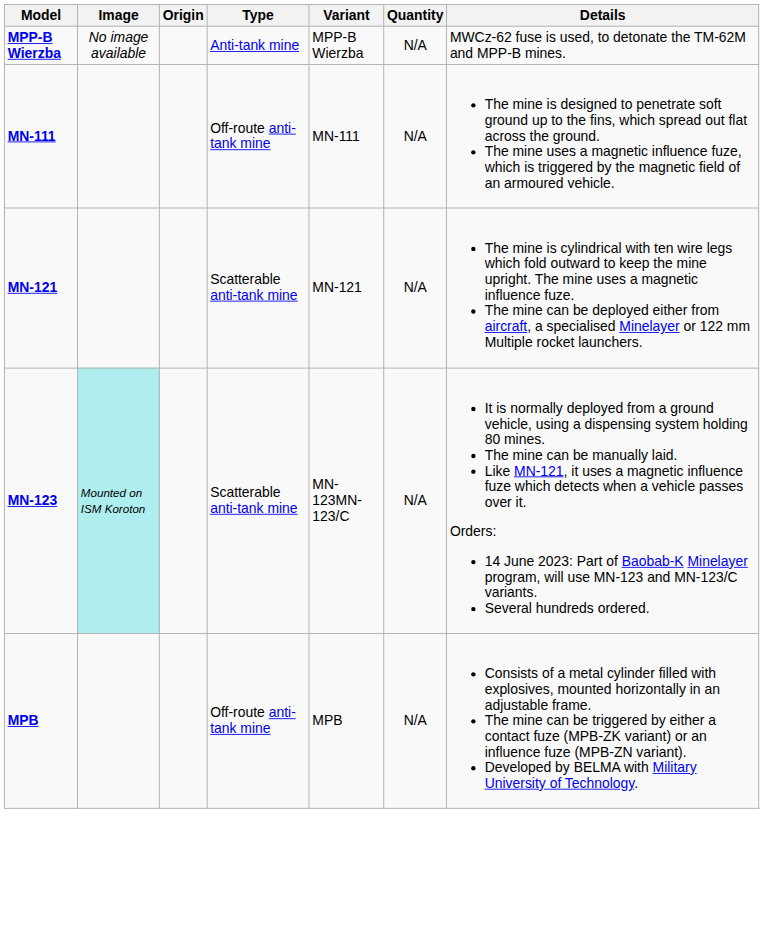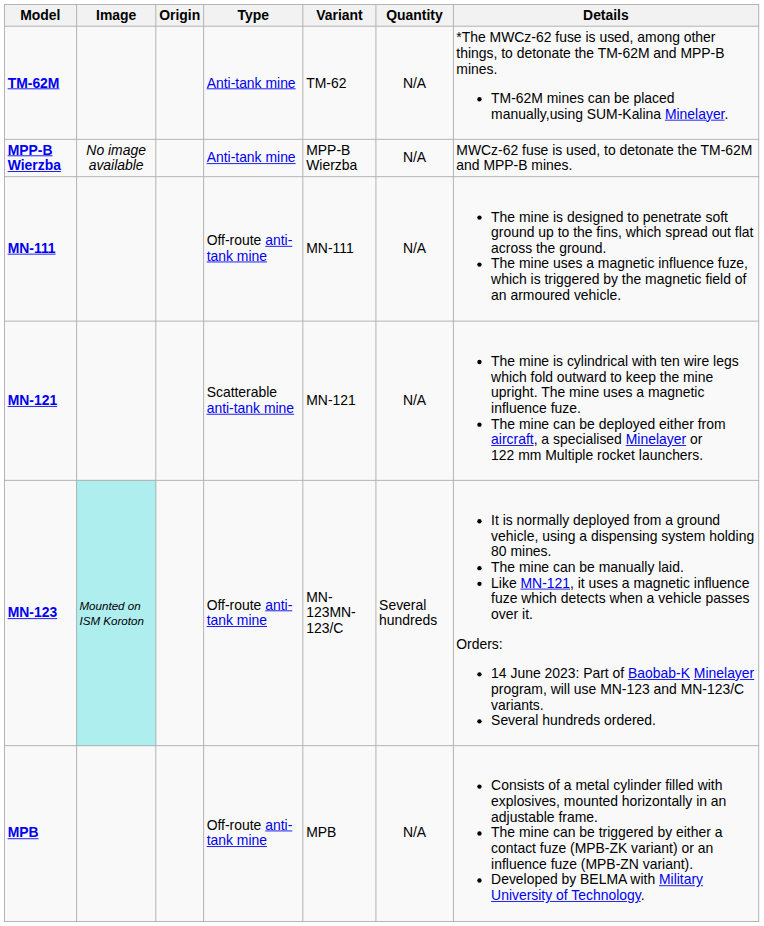+ row: (34, 82)
(254, 500) Scatterable anti-tank mine -> (249, 613) Off-route anti-tank mine
(415, 500) N/A -> (408, 613) Several hundreds
